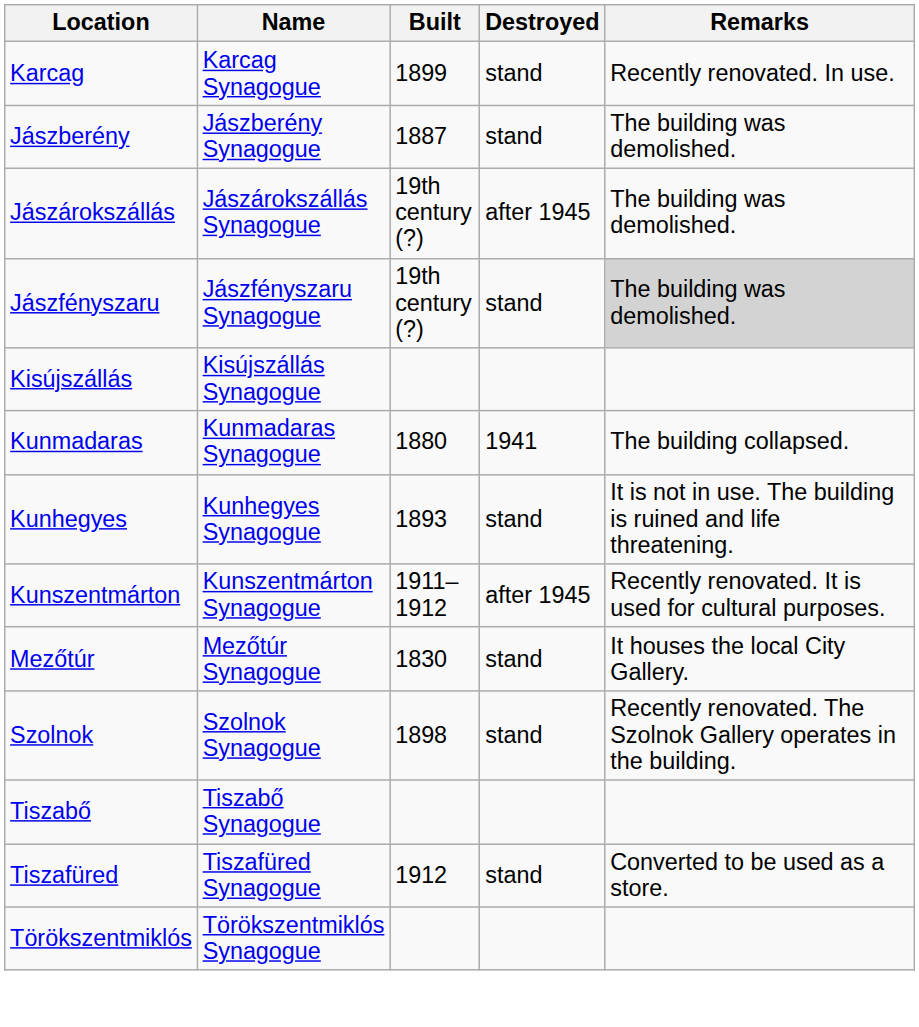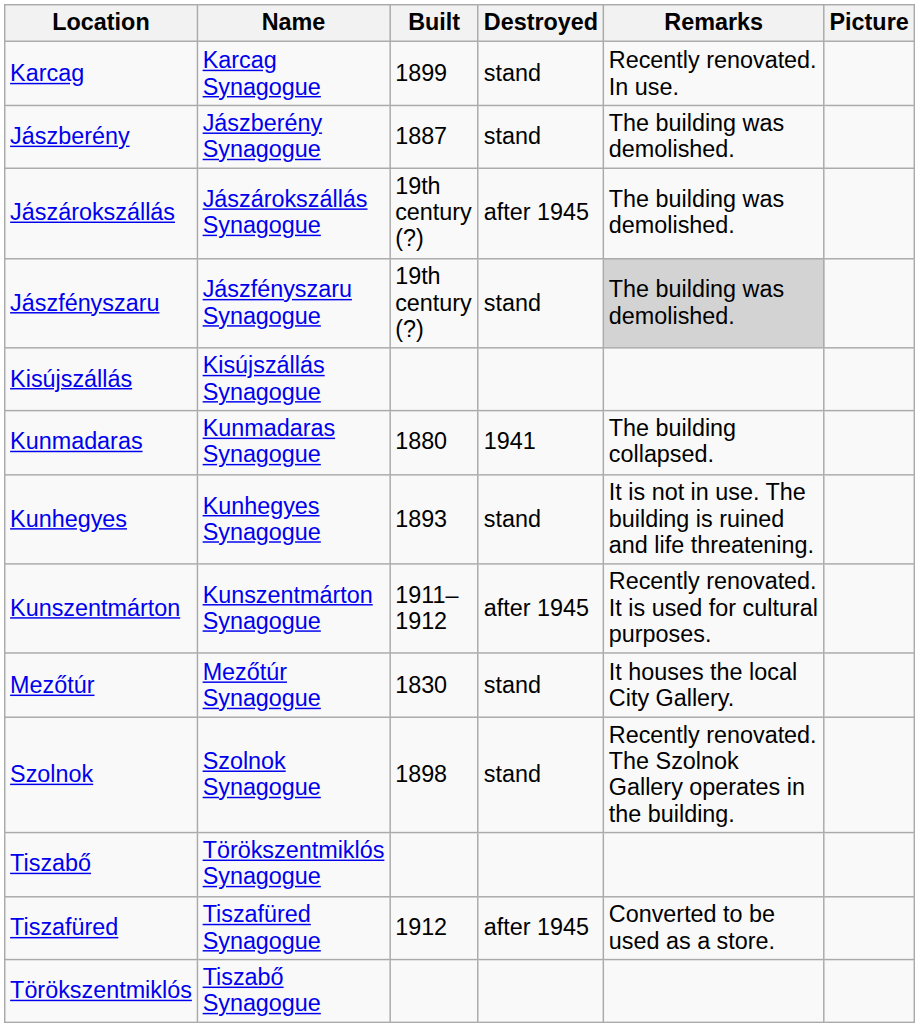+ column: (869, 23)
(262, 811) Tiszabő Synagogue -> (294, 864) Törökszentmiklós Synagogue
(514, 874) stand -> (536, 927) after 1945
(294, 938) Törökszentmiklós Synagogue -> (262, 990) Tiszabő Synagogue
